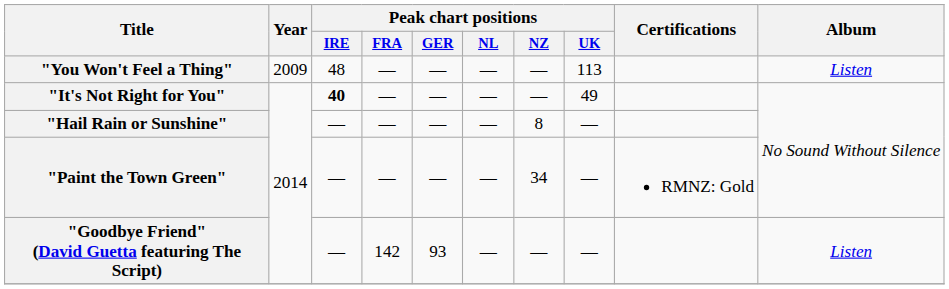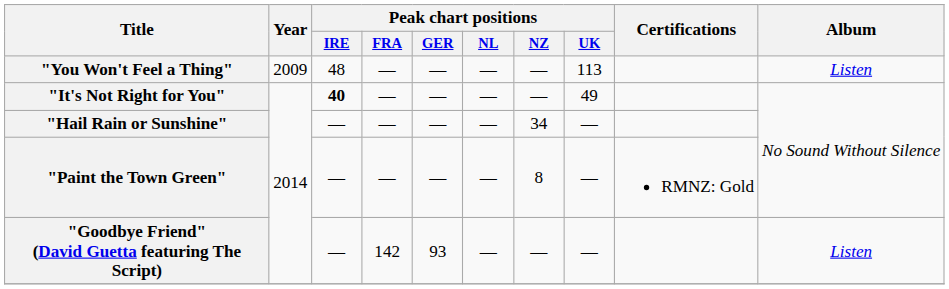(539, 123) 8 -> (539, 123) 34
(539, 177) 34 -> (539, 177) 8
